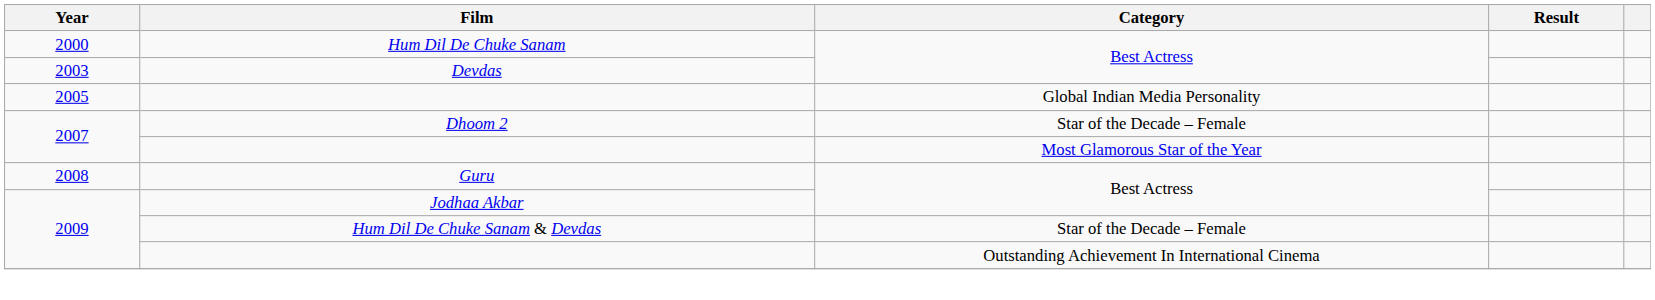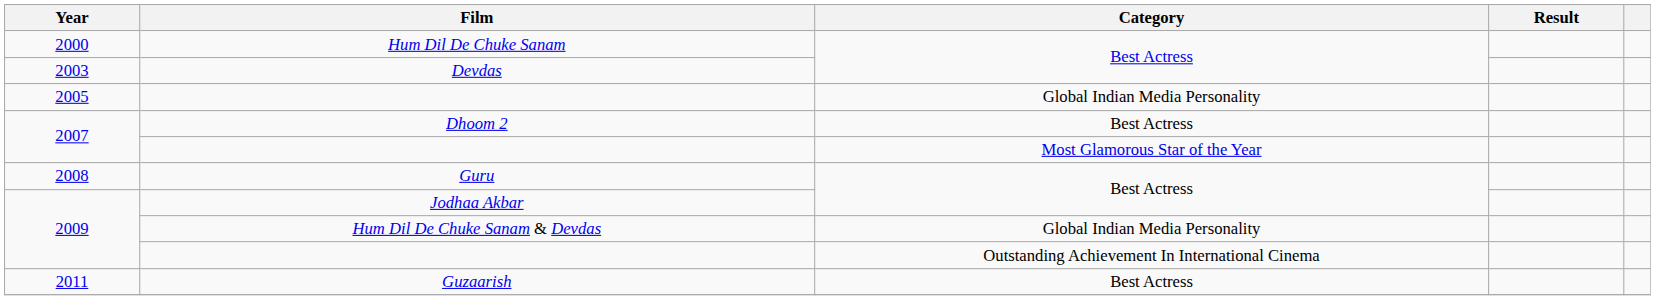(1152, 123) Star of the Decade – Female -> (1152, 123) Best Actress
(1152, 228) Star of the Decade – Female -> (1152, 228) Global Indian Media Personality
+ row: (72, 281)
